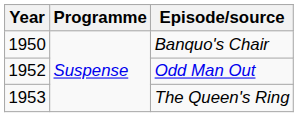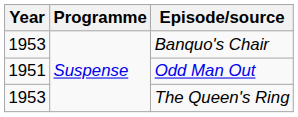(27, 44) 1950 -> (27, 44) 1953
(27, 71) 1952 -> (27, 71) 1951
